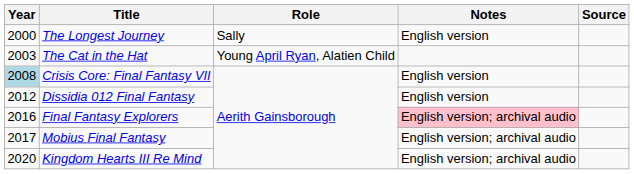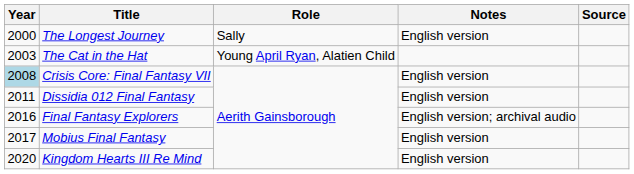(22, 96) 2012 -> (21, 96) 2011
(488, 117) pink background -> (488, 117) no background
(488, 138) English version; archival audio -> (445, 138) English version
(488, 158) English version; archival audio -> (445, 158) English version
